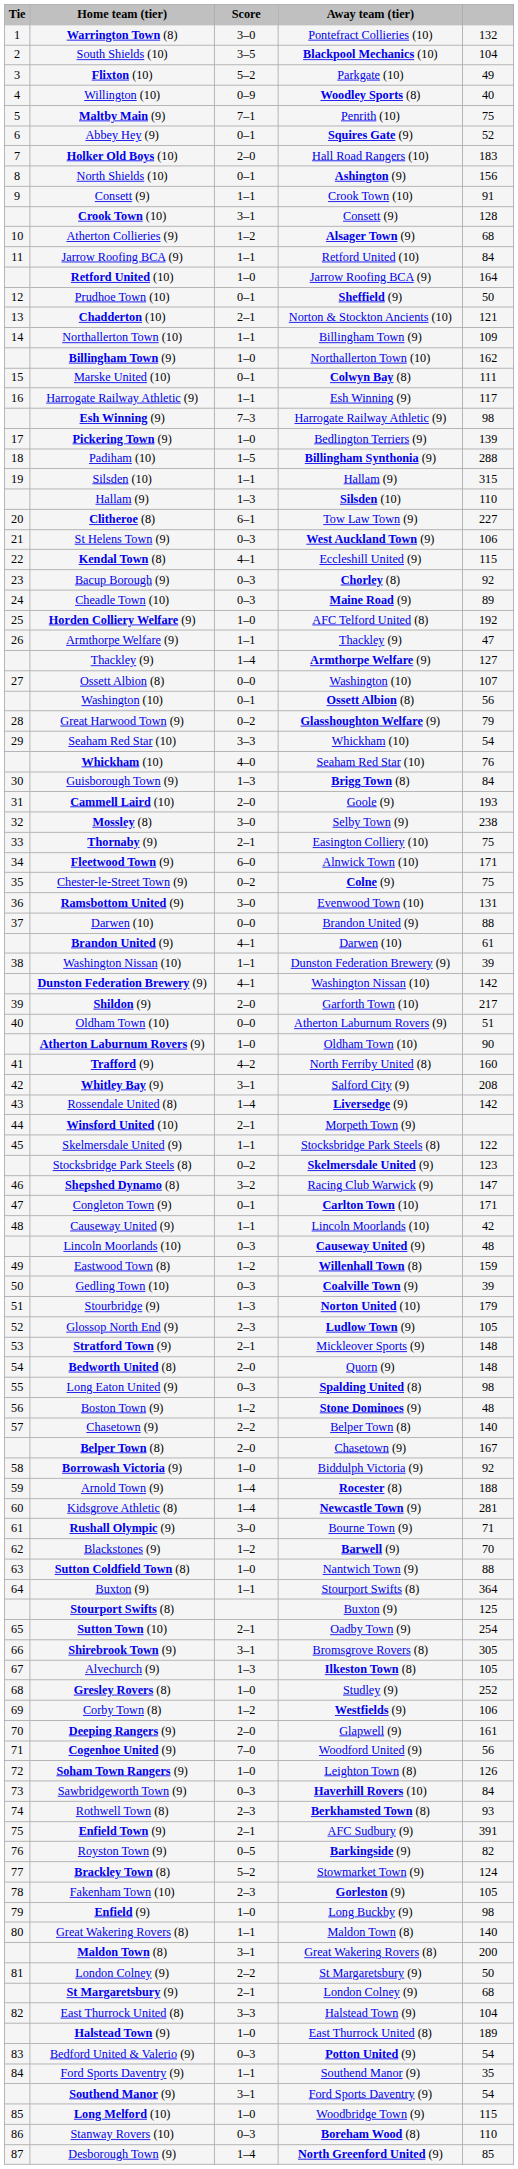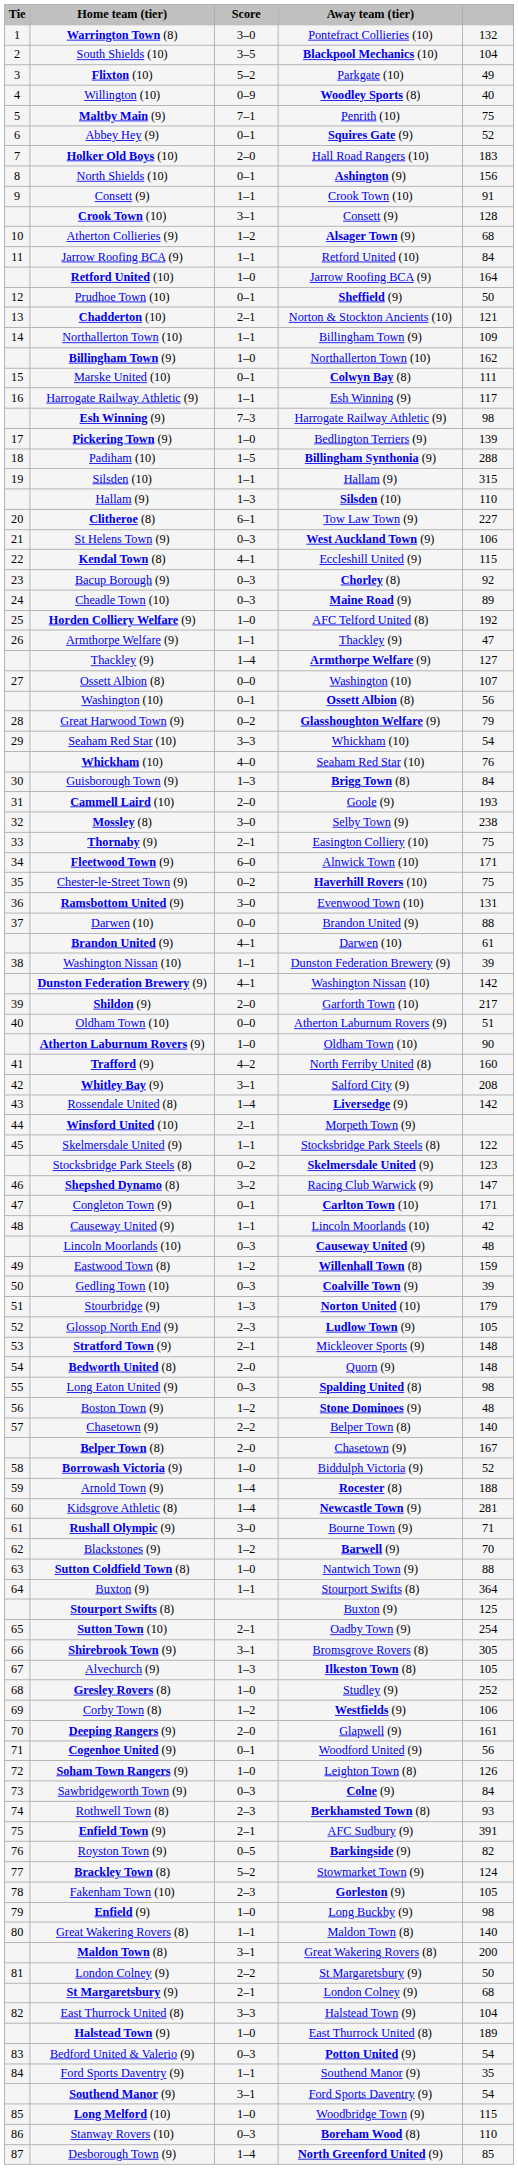(370, 883) Colne (9) -> (370, 883) Haverhill Rovers (10)
(488, 1468) 92 -> (488, 1468) 52
(246, 1751) 7–0 -> (246, 1751) 0–1
(370, 1791) Haverhill Rovers (10) -> (370, 1791) Colne (9)
